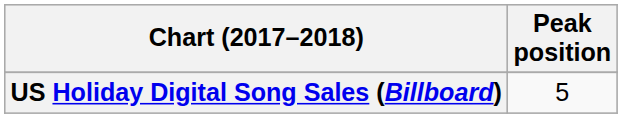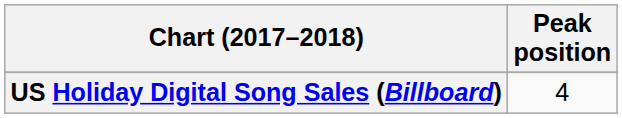(562, 92) 5 -> (562, 92) 4
